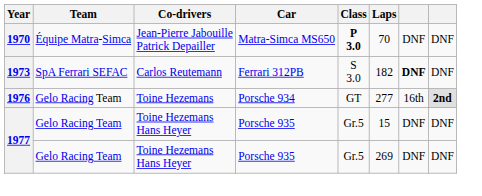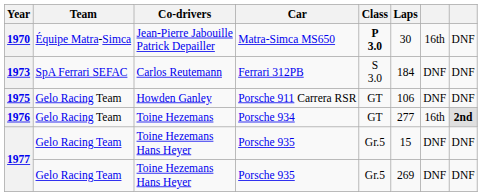(384, 40) 70 -> (406, 40) 30
(414, 40) DNF -> (435, 40) 16th
(384, 72) 182 -> (406, 72) 184
(414, 72) bold -> (435, 72) normal
+ row: (19, 98)
